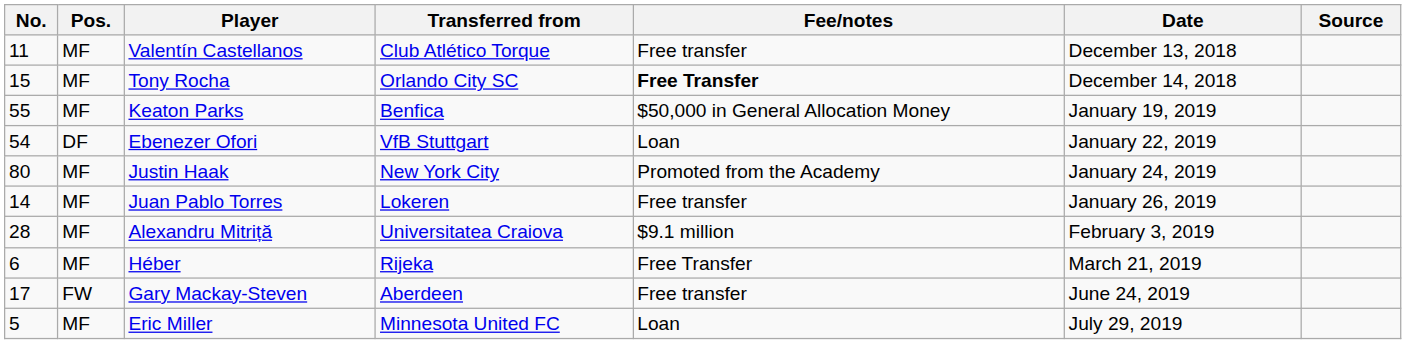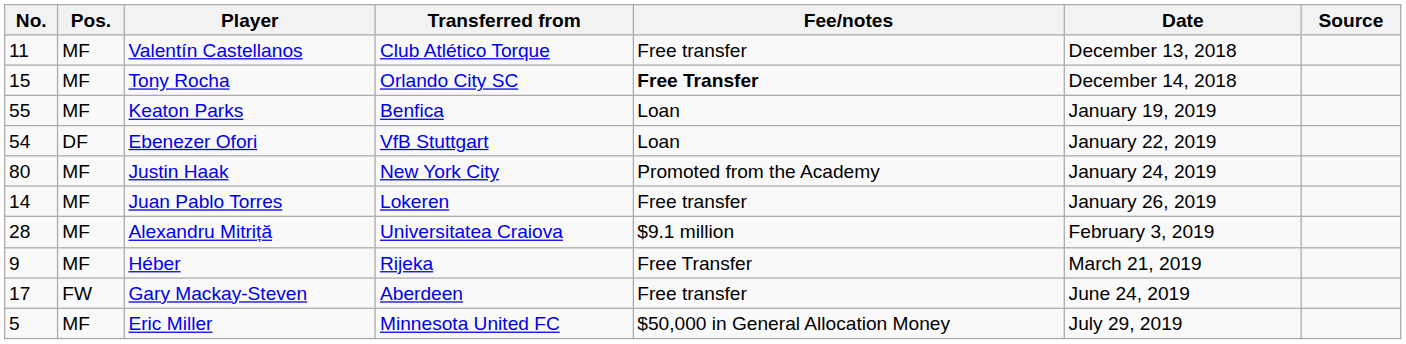(794, 111) $50,000 in General Allocation Money -> (659, 111) Loan
(14, 263) 6 -> (14, 263) 9
(659, 323) Loan -> (794, 323) $50,000 in General Allocation Money
